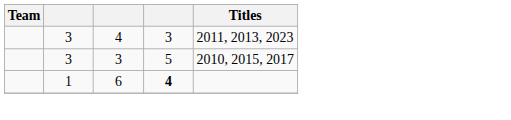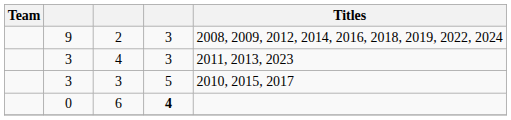+ row: (118, 37)
(69, 81) 1 -> (69, 103) 0
